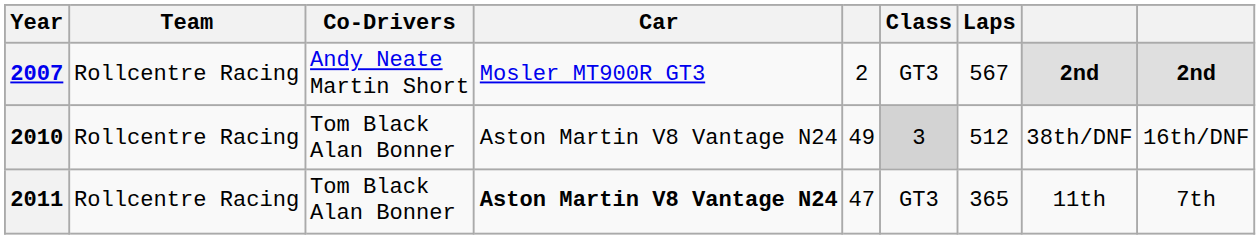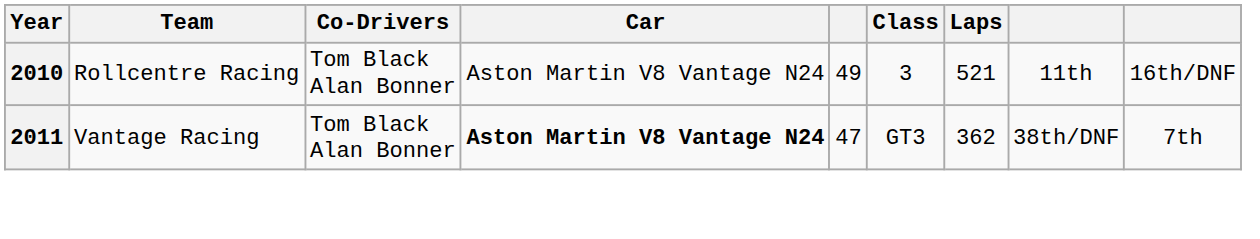- row: (37, 74)
(919, 137) lightgrey background -> (906, 74) no background
(989, 137) 512 -> (976, 74) 521
(1079, 137) 38th/DNF -> (1066, 74) 11th
(187, 201) Rollcentre Racing -> (167, 137) Vantage Racing
(989, 201) 365 -> (976, 137) 362
(1079, 201) 11th -> (1066, 137) 38th/DNF
